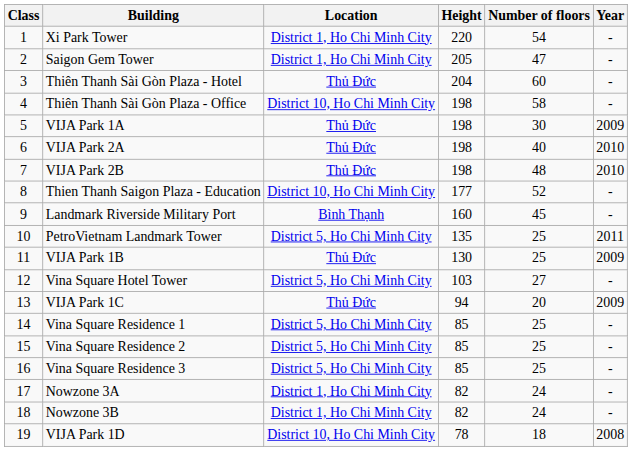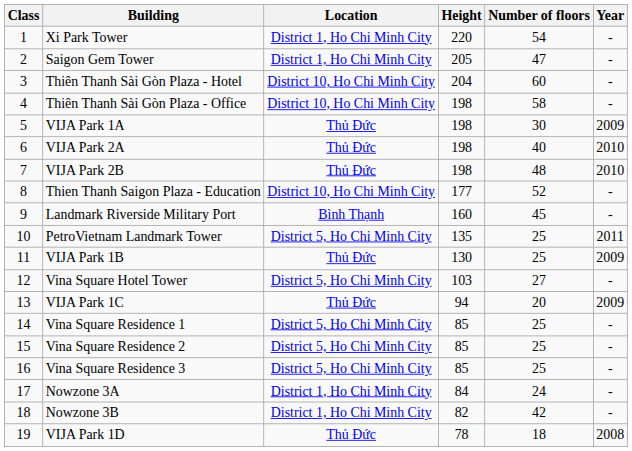(351, 81) Thủ Đức -> (351, 81) District 10, Ho Chi Minh City
(462, 390) 82 -> (462, 390) 84
(539, 412) 24 -> (539, 412) 42
(351, 434) District 10, Ho Chi Minh City -> (351, 434) Thủ Đức
